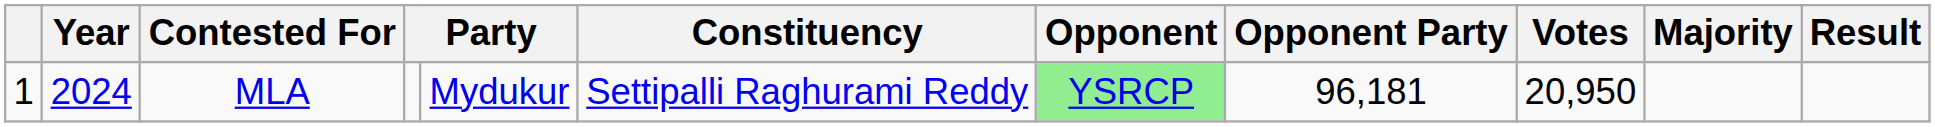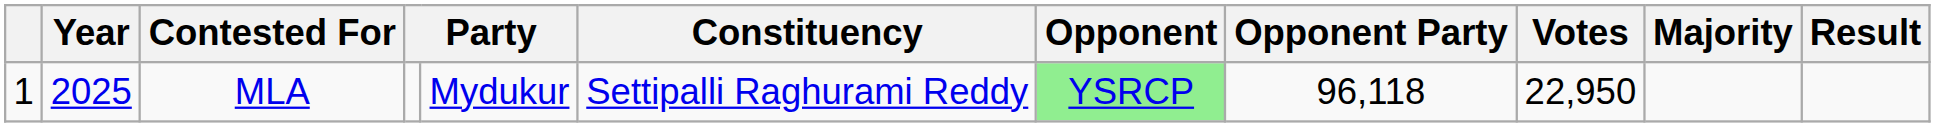(91, 91) 2024 -> (91, 91) 2025
(1371, 91) 96,181 -> (1371, 91) 96,118
(1580, 91) 20,950 -> (1580, 91) 22,950
